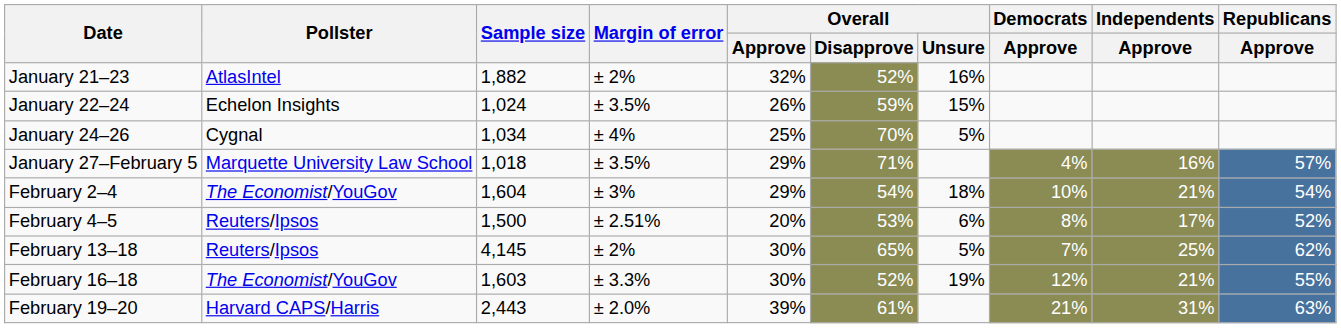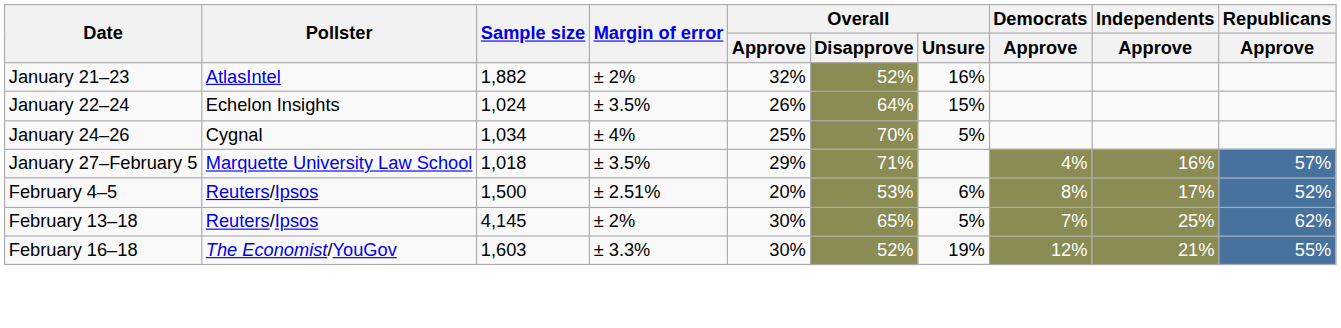(895, 105) 59% -> (895, 105) 64%
- row: (63, 192)
- row: (73, 308)
